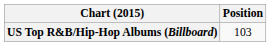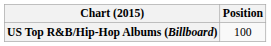(243, 32) 103 -> (243, 32) 100
